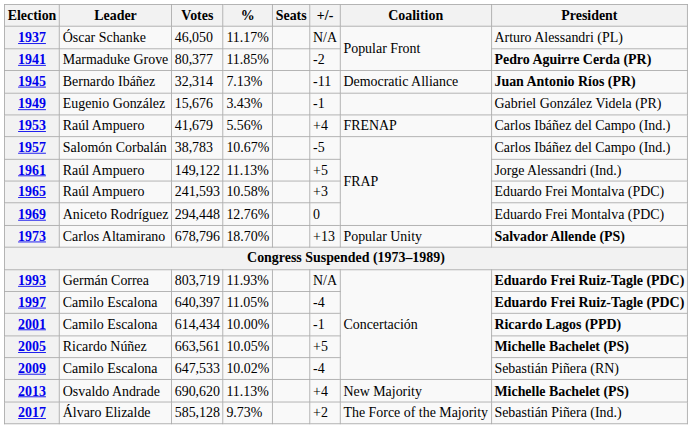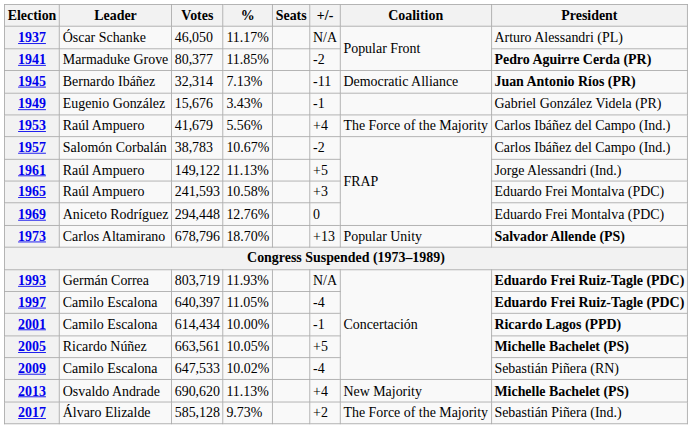(370, 125) FRENAP -> (416, 125) The Force of the Majority
(319, 147) -5 -> (319, 147) -2
